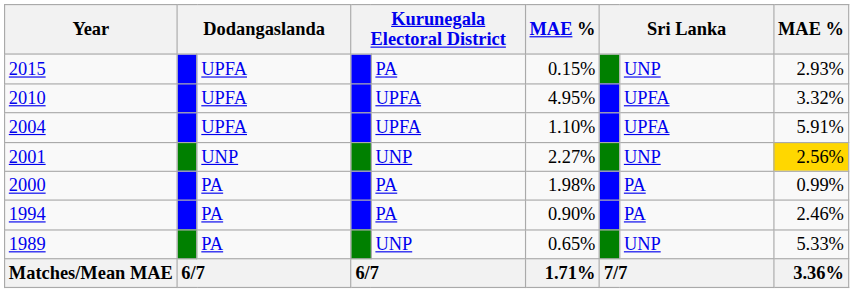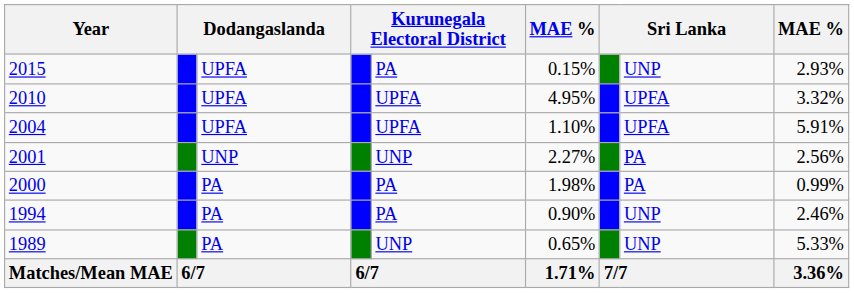(642, 156) UNP -> (635, 156) PA
(820, 156) gold background -> (820, 156) no background
(635, 214) PA -> (642, 214) UNP
